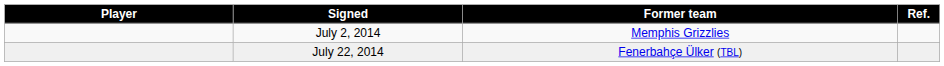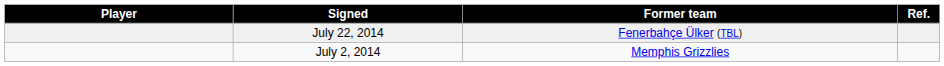rows swapped: (348, 33) <-> (348, 52)
